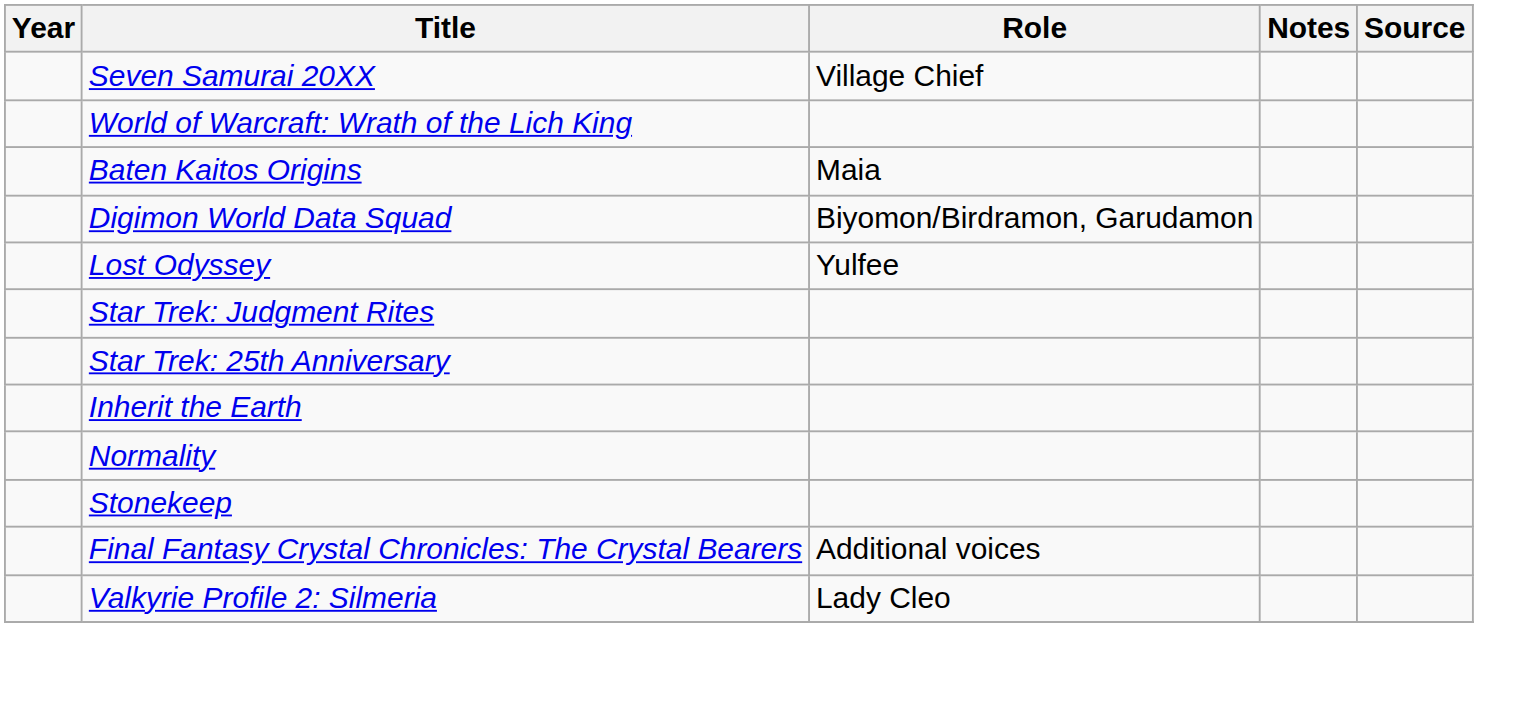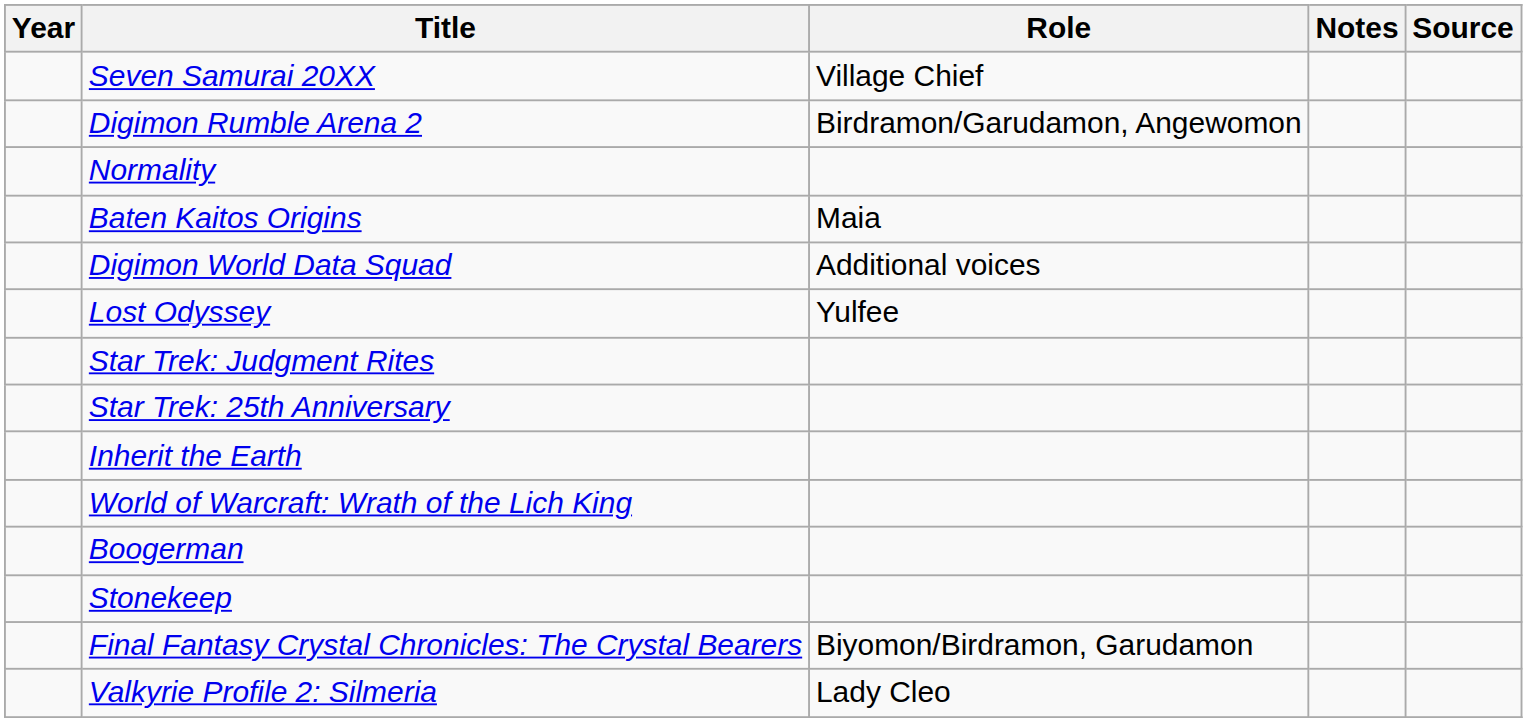+ row: (255, 123)
rows swapped: (360, 123) <-> (152, 455)
(1035, 218) Biyomon/Birdramon, Garudamon -> (928, 265) Additional voices
+ row: (166, 550)
(928, 550) Additional voices -> (1035, 645) Biyomon/Birdramon, Garudamon
